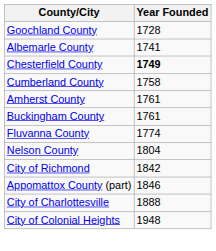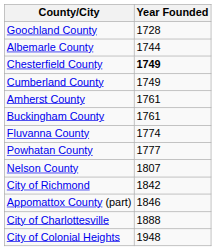(149, 47) 1741 -> (149, 47) 1744
(149, 82) 1758 -> (149, 82) 1749
+ row: (50, 151)
(149, 151) 1804 -> (149, 168) 1807
